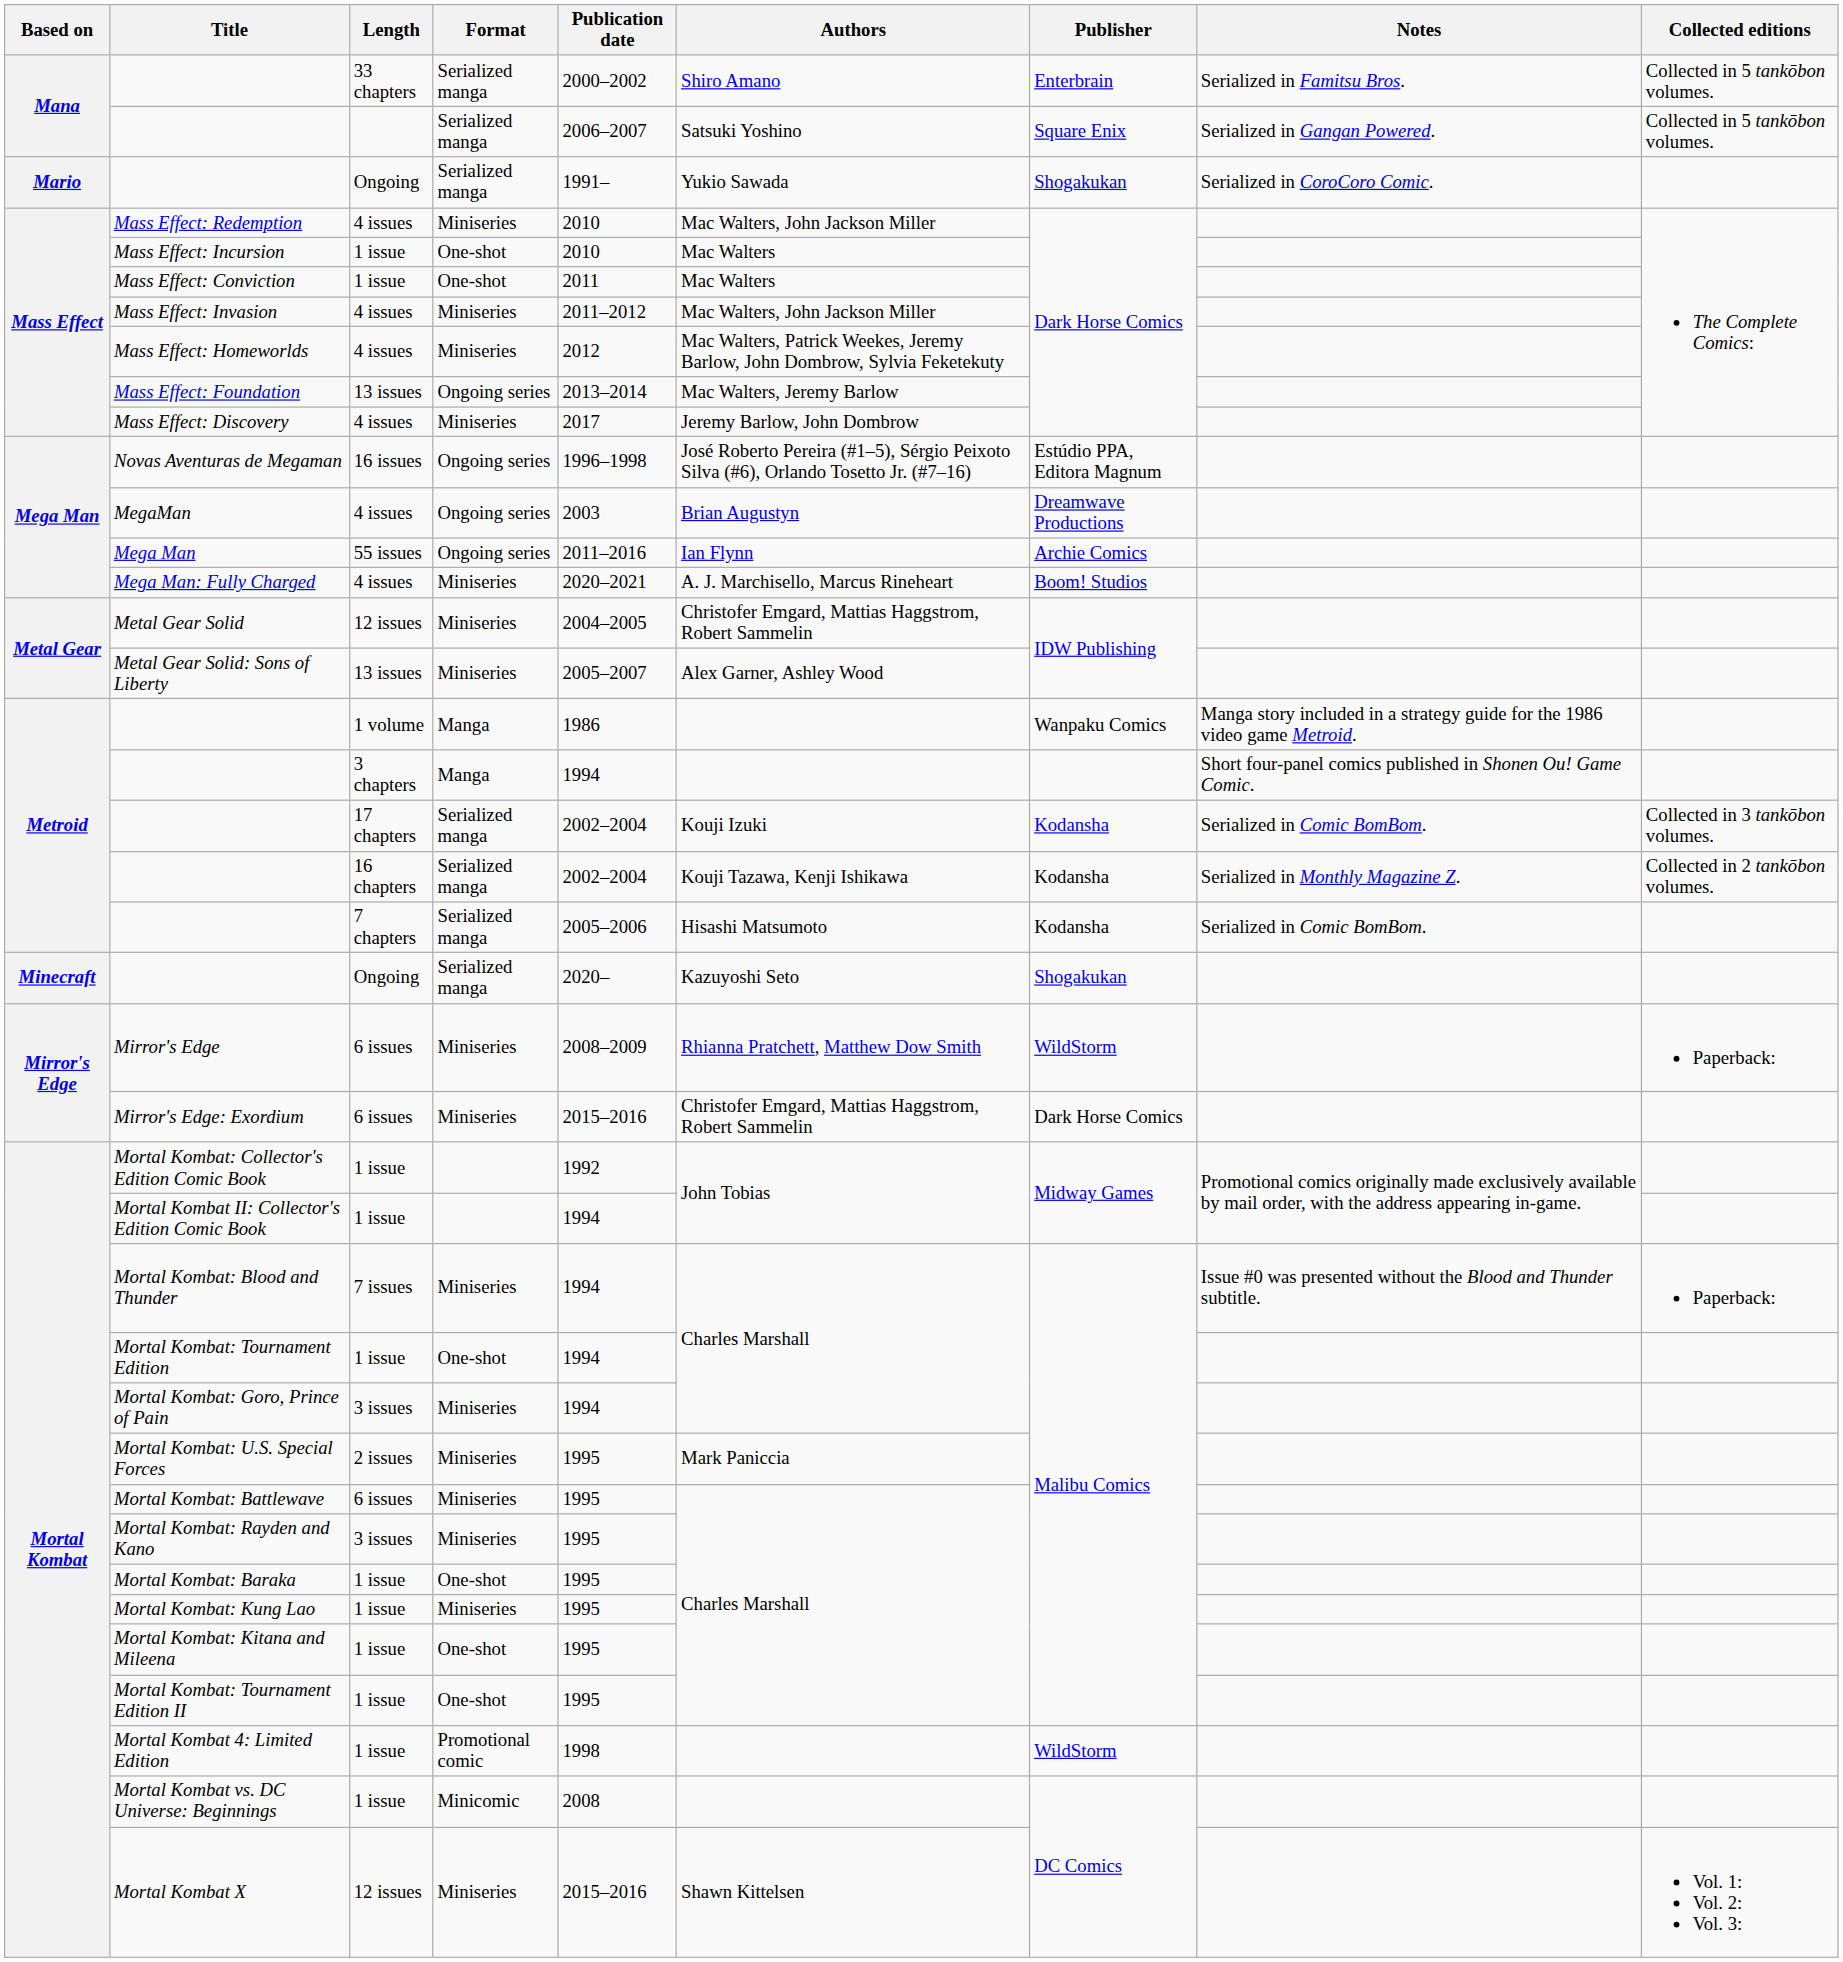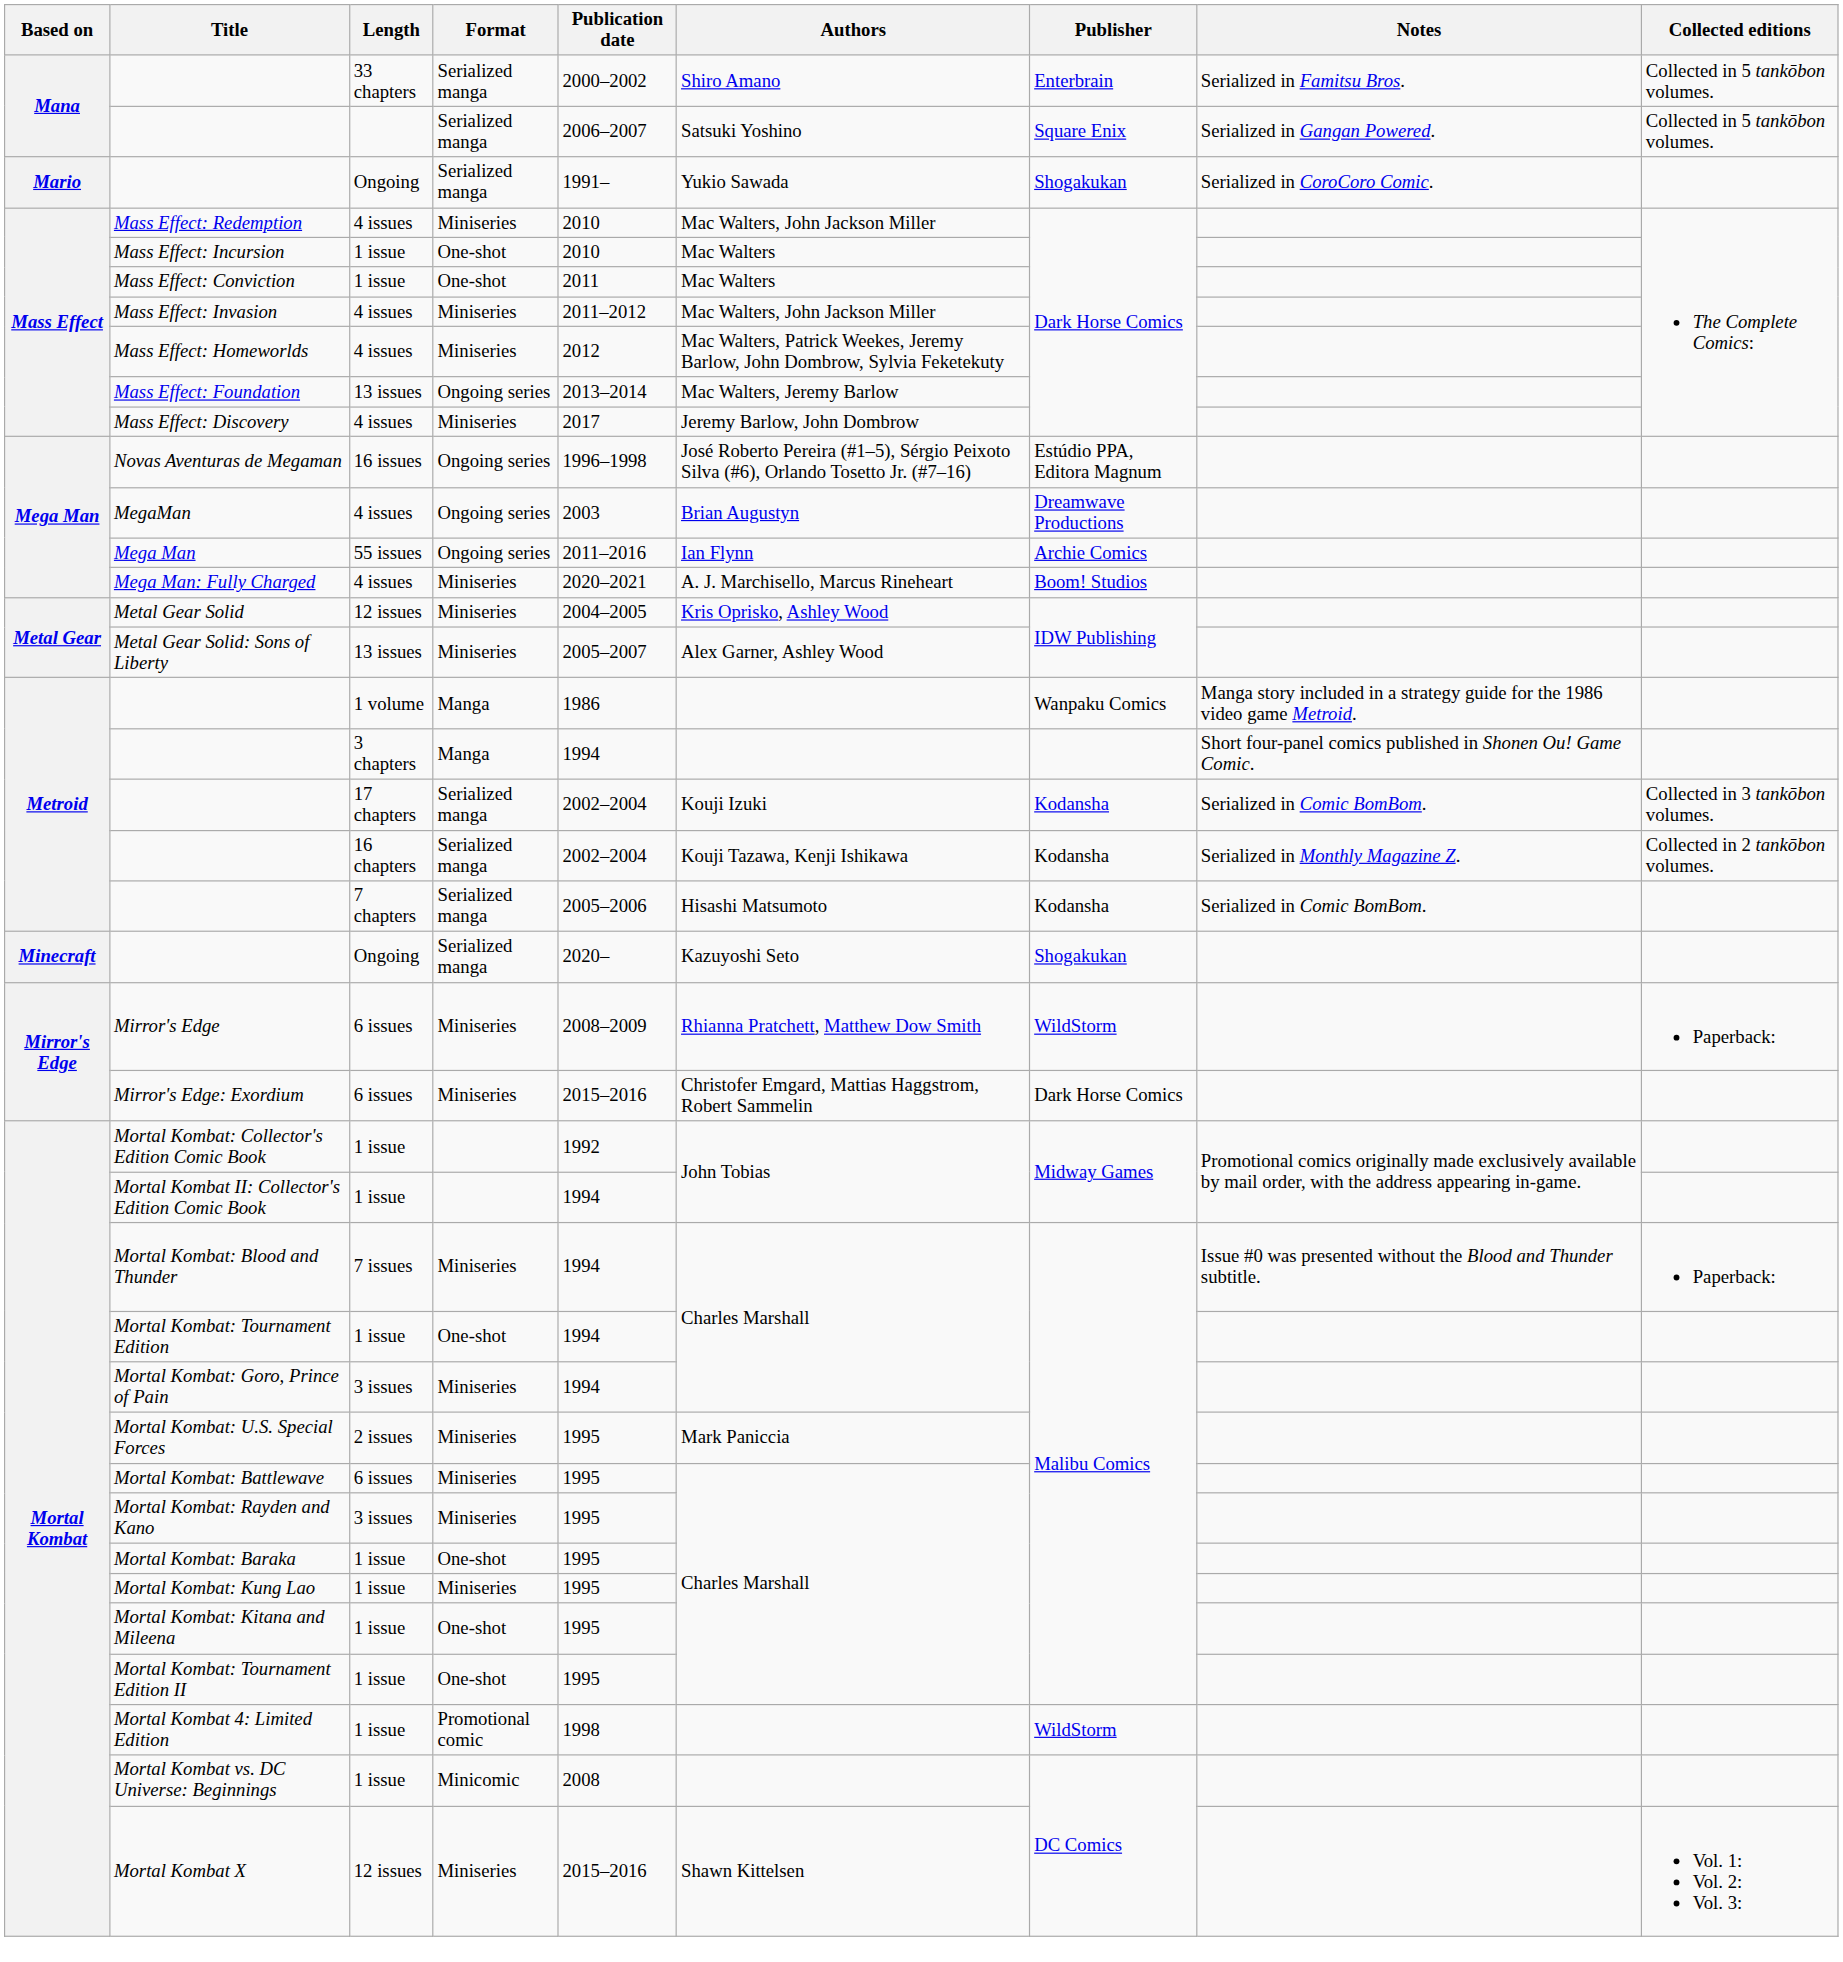(830, 622) Christofer Emgard, Mattias Haggstrom, Robert Sammelin -> (785, 612) Kris Oprisko, Ashley Wood
